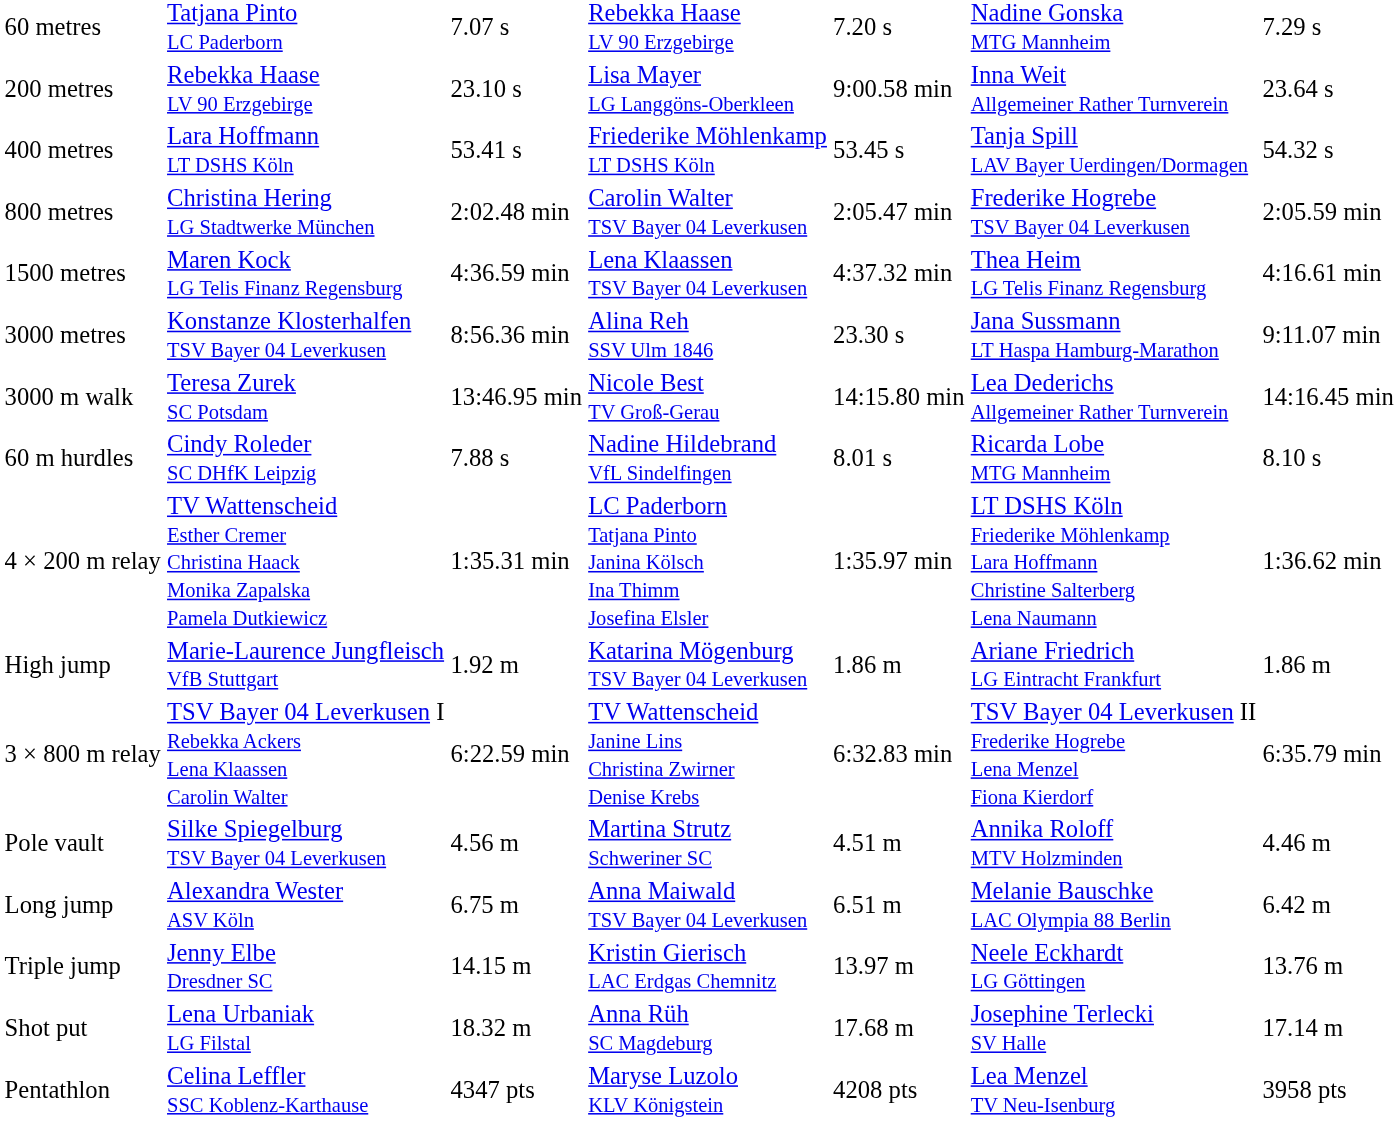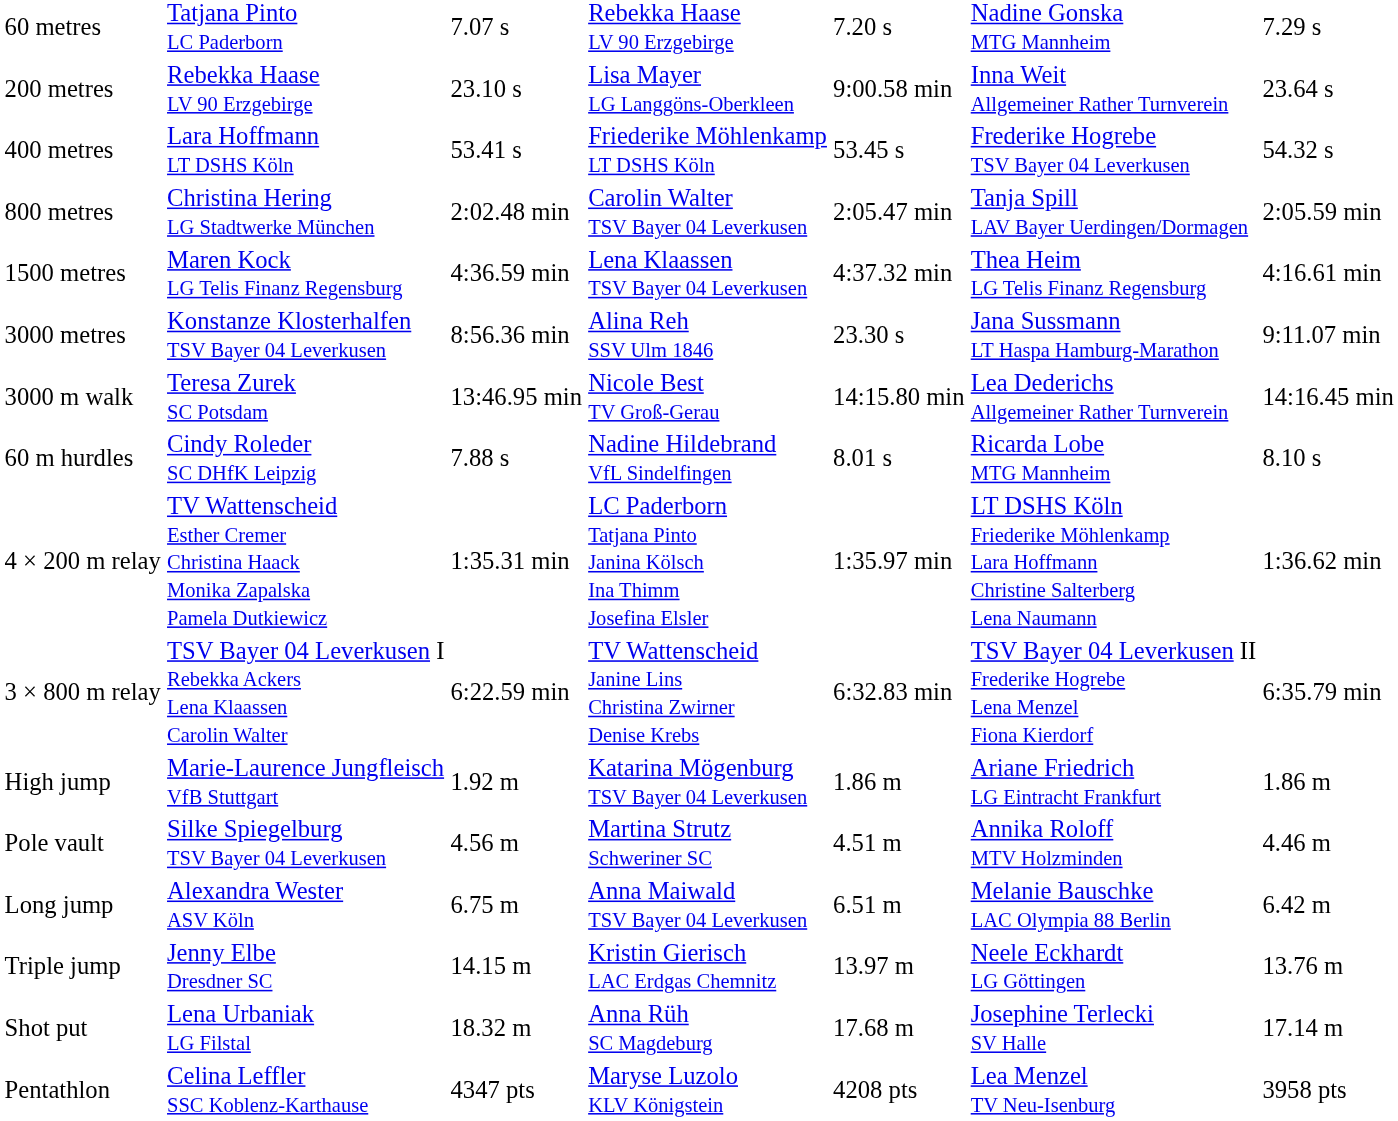(1109, 150) Tanja Spill LAV Bayer Uerdingen/Dormagen -> (1080, 150) Frederike Hogrebe TSV Bayer 04 Leverkusen
(1080, 211) Frederike Hogrebe TSV Bayer 04 Leverkusen -> (1109, 211) Tanja Spill LAV Bayer Uerdingen/Dormagen
rows swapped: (83, 753) <-> (58, 664)
